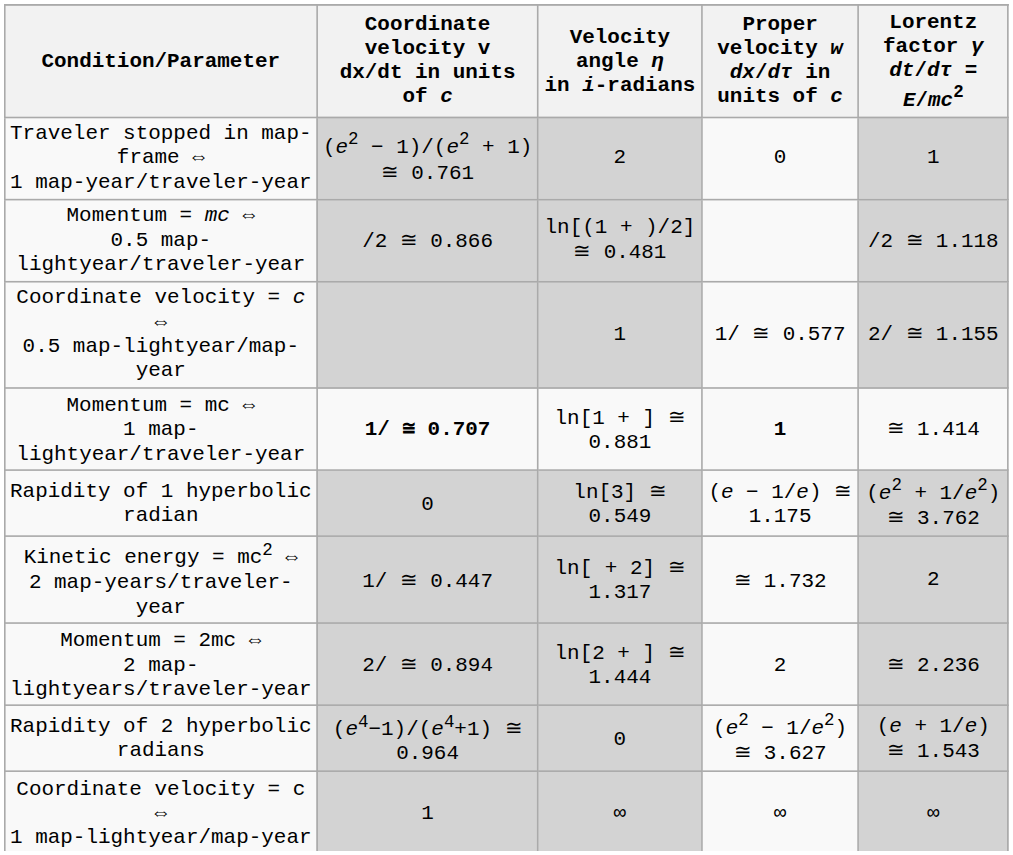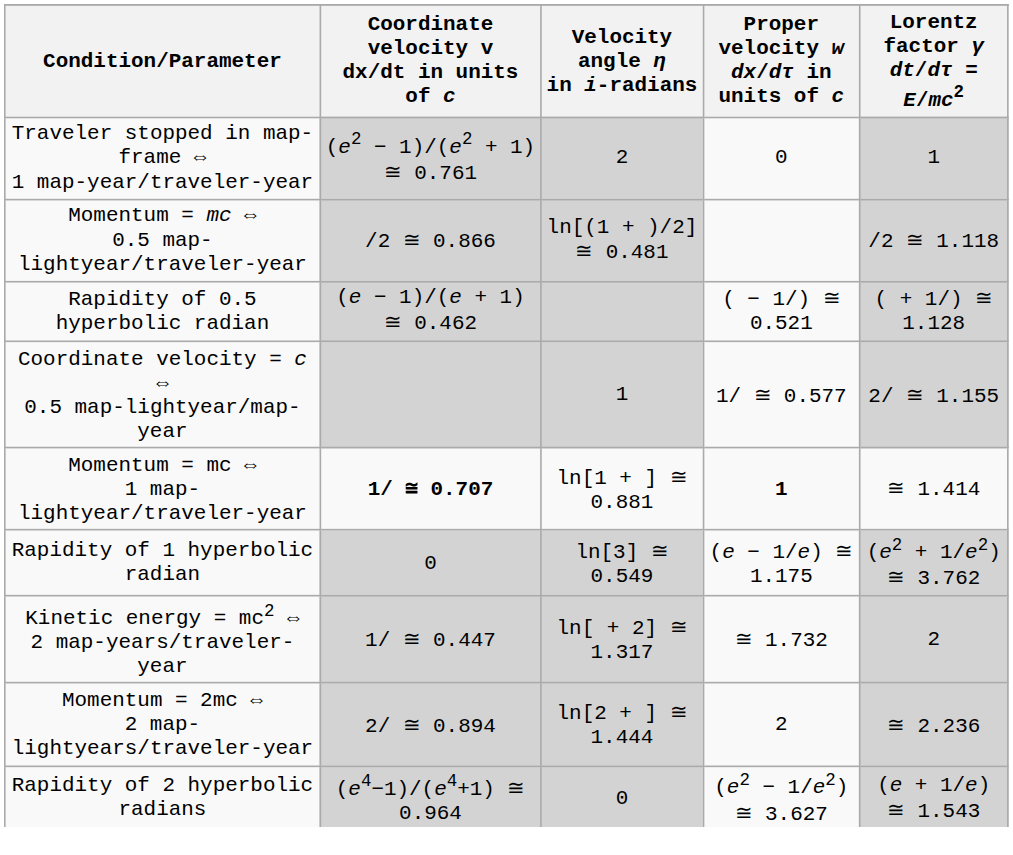+ row: (162, 311)
- row: (161, 812)
